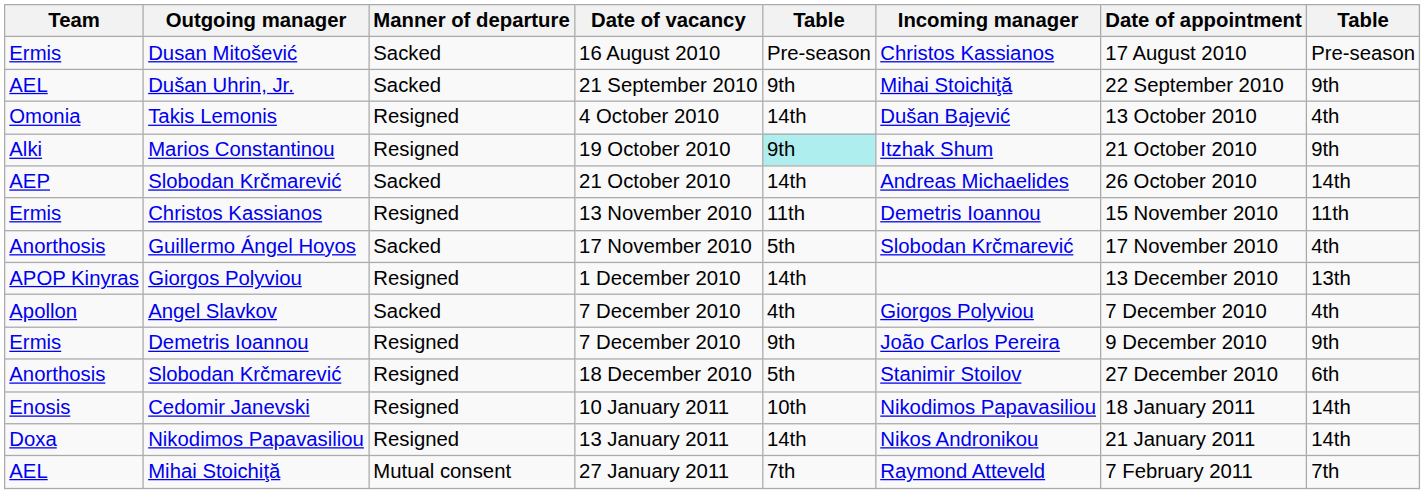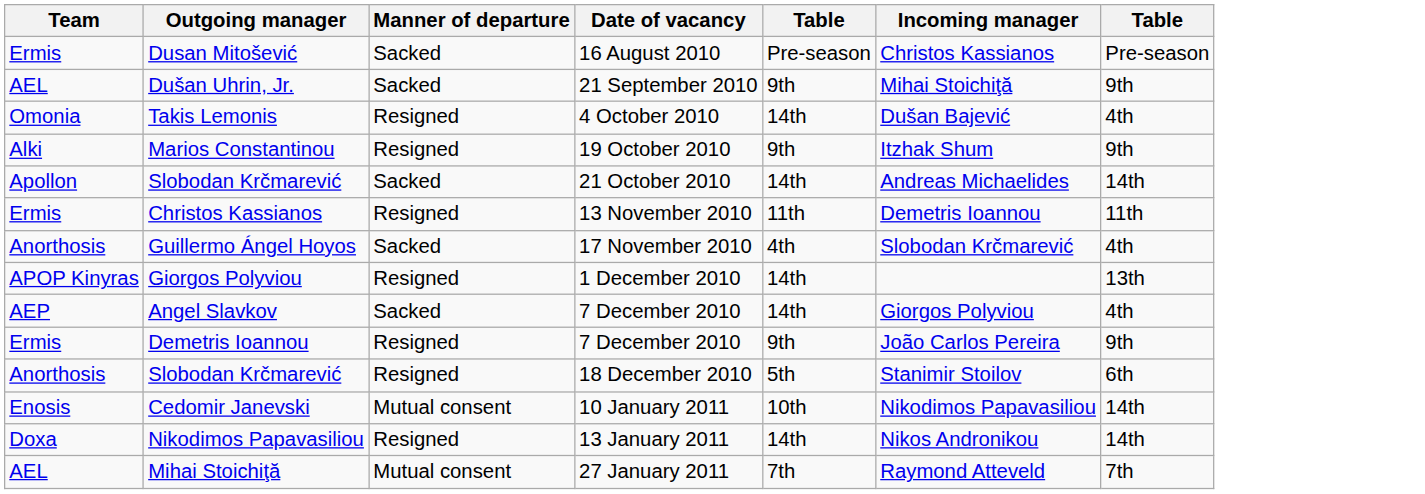- column: (1204, 20)
(781, 149) paleturquoise background -> (781, 149) no background
(30, 181) AEP -> (43, 181) Apollon
(781, 246) 5th -> (781, 246) 4th
(43, 310) Apollon -> (30, 310) AEP
(781, 310) 4th -> (787, 310) 14th
(416, 407) Resigned -> (442, 407) Mutual consent
